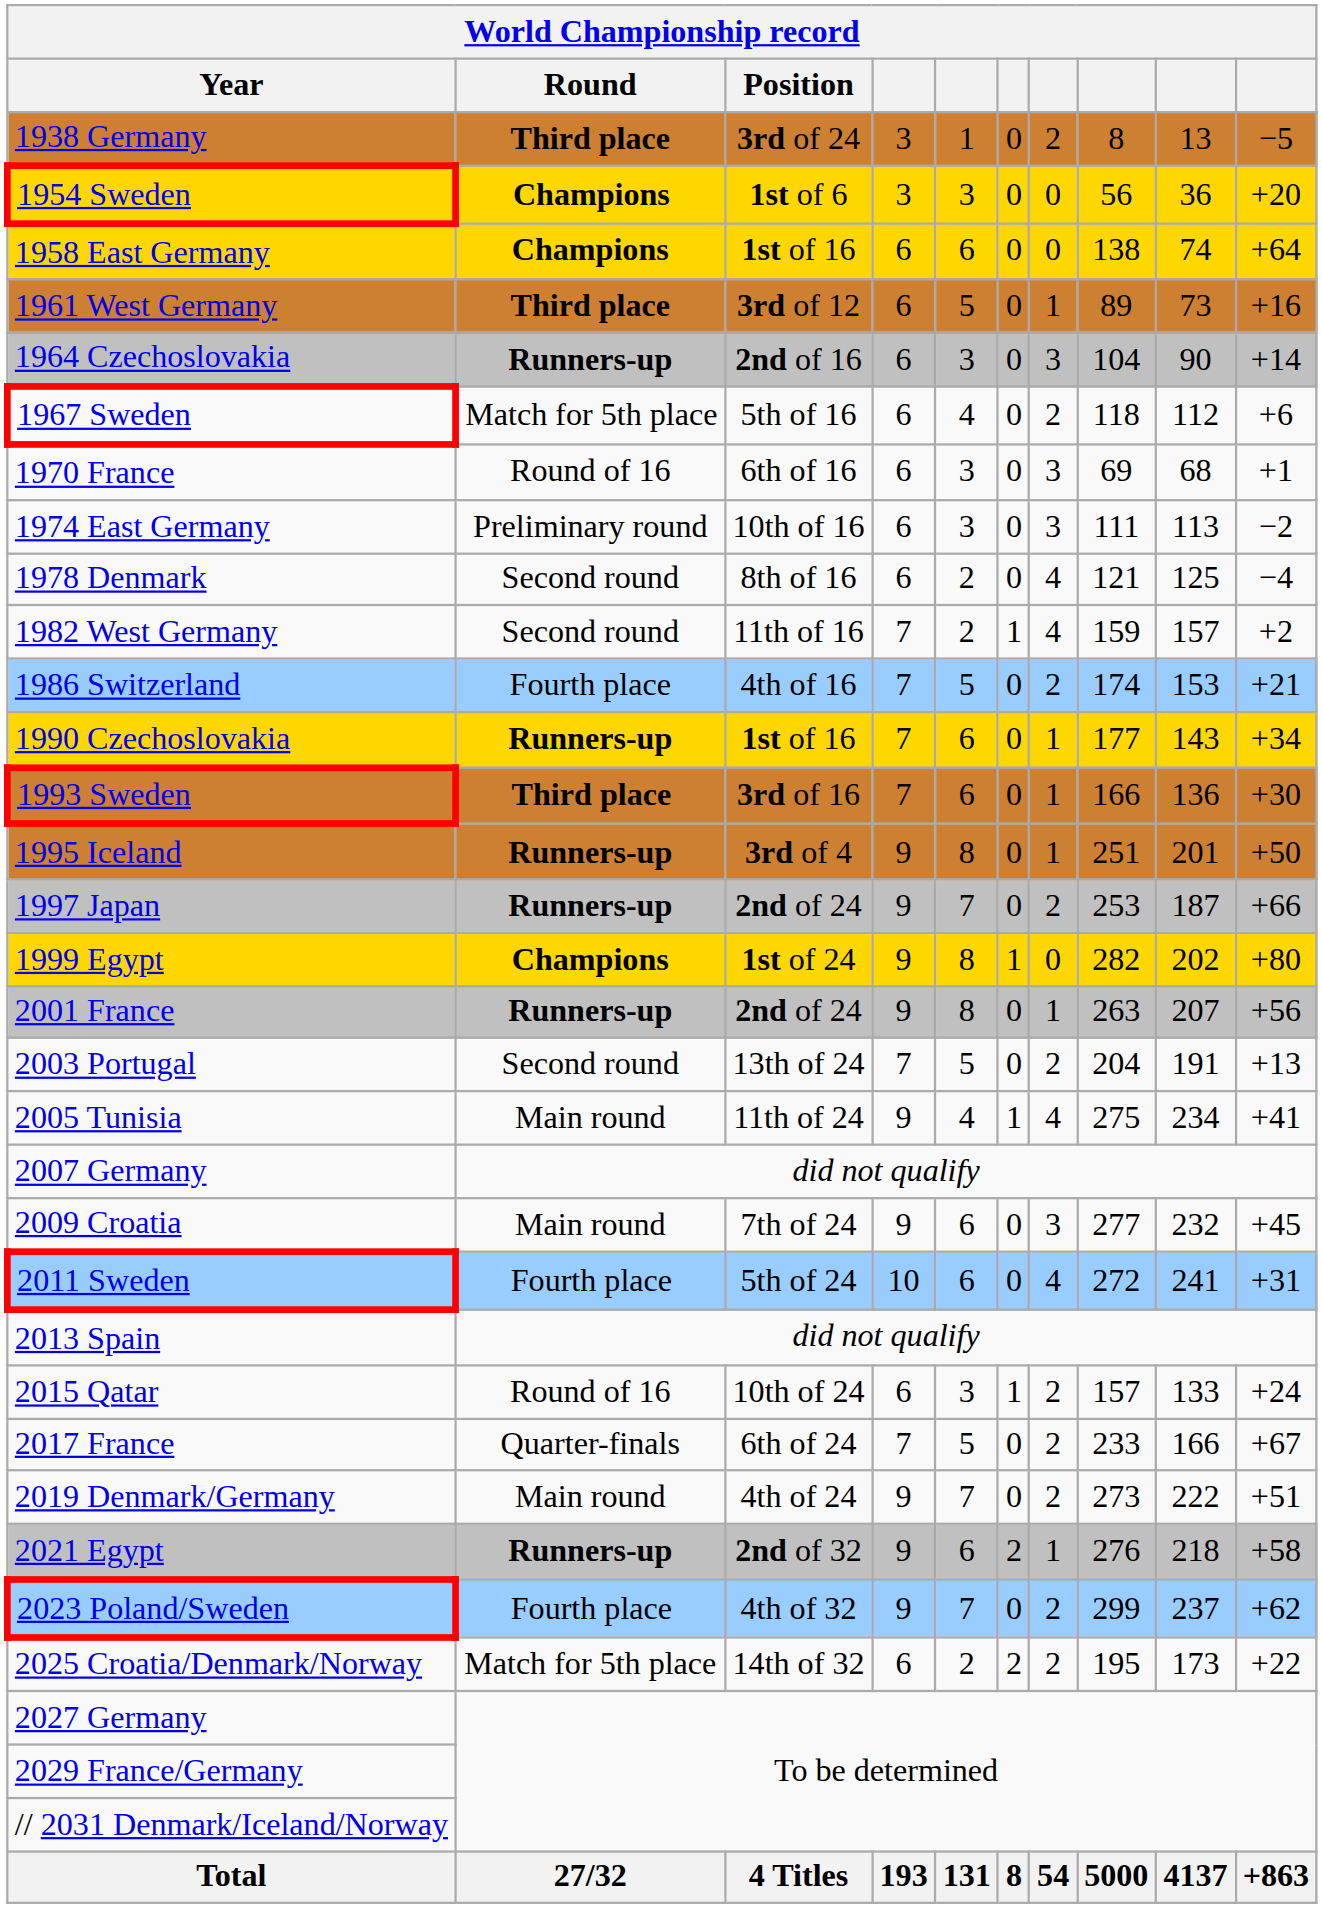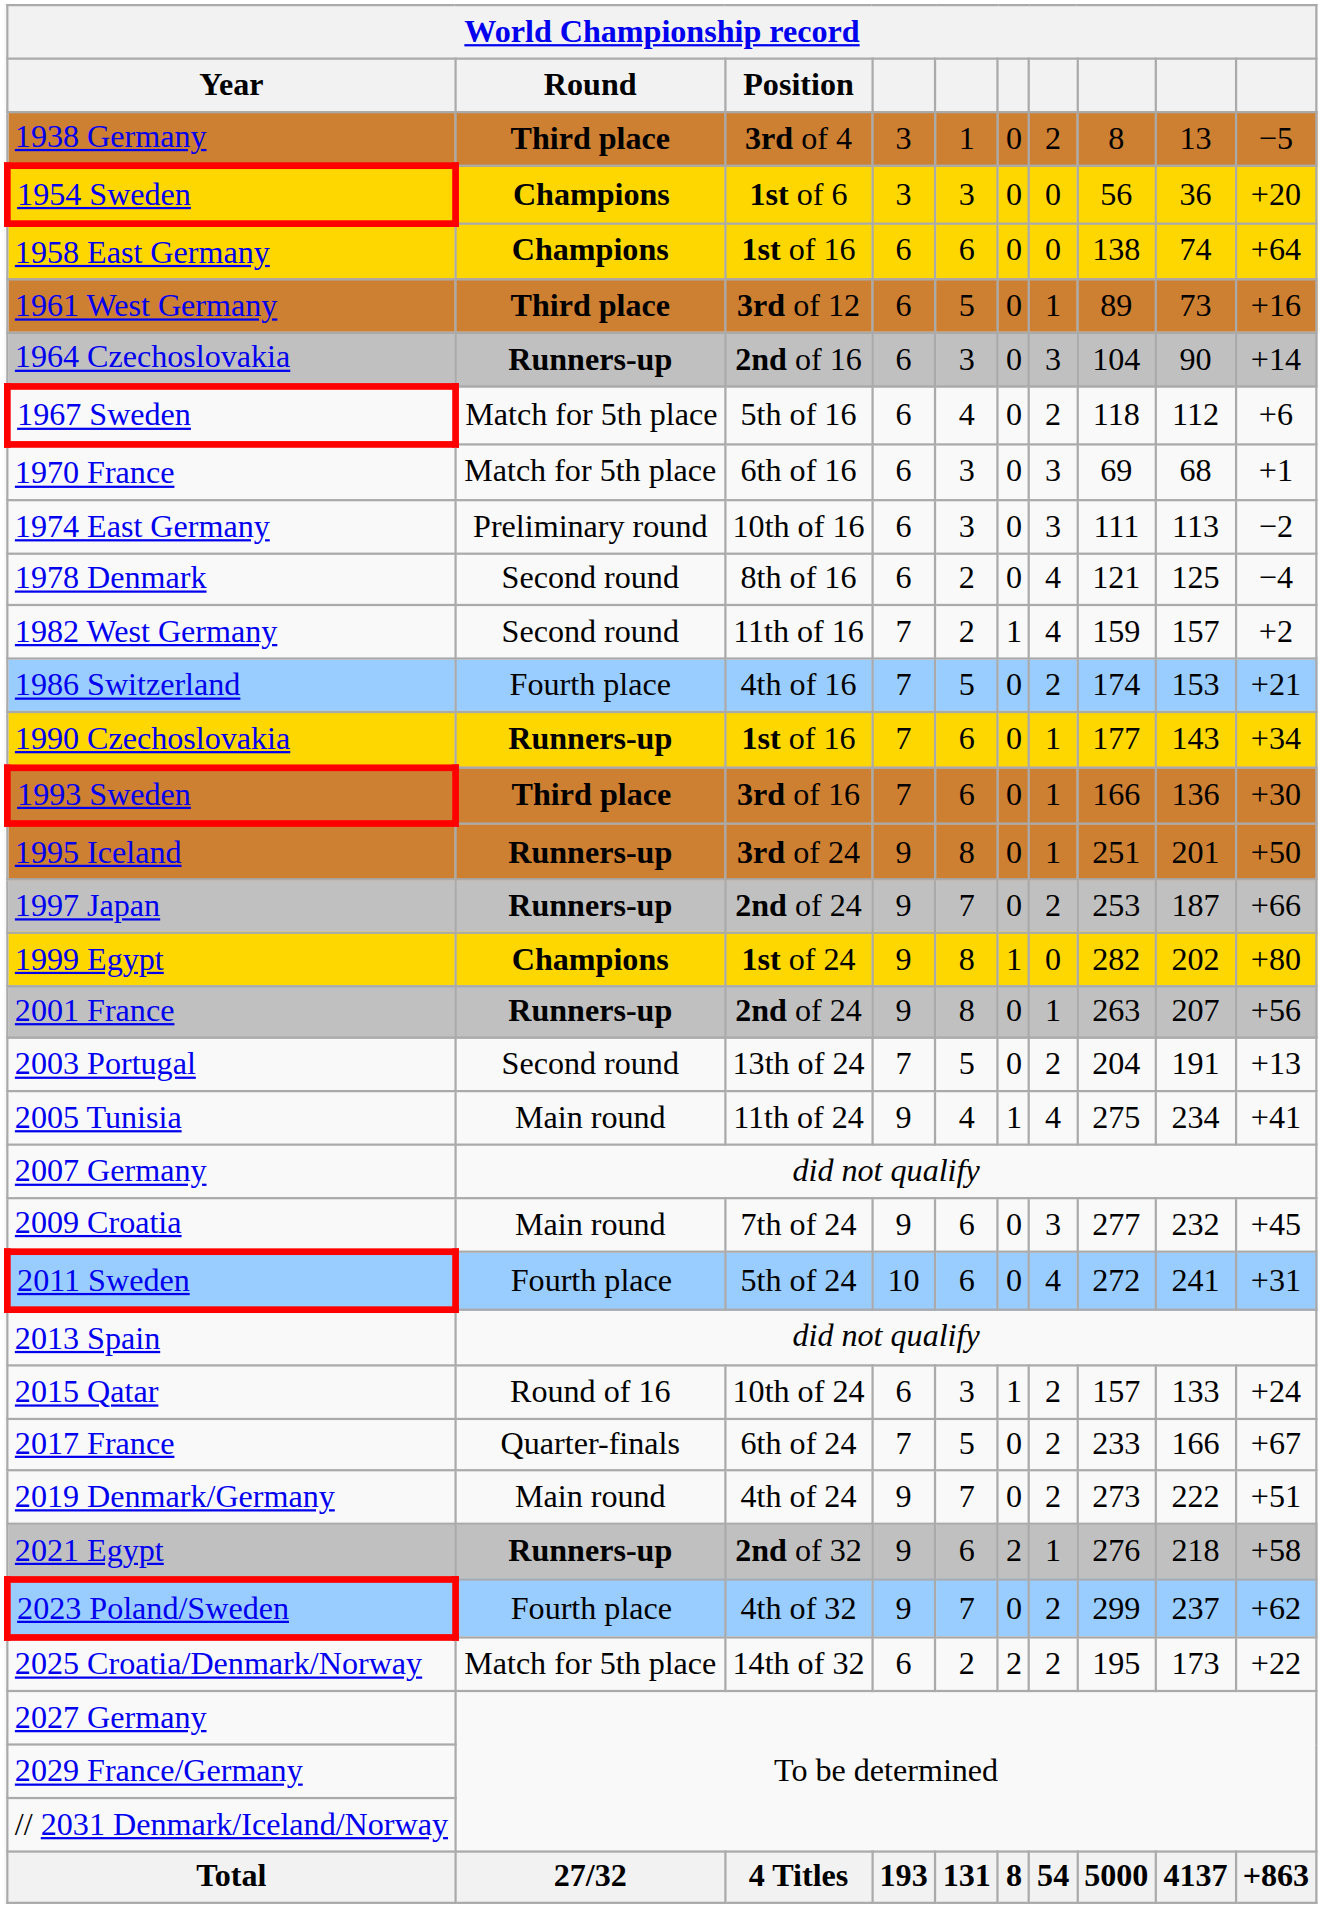(799, 138) 3rd of 24 -> (799, 138) 3rd of 4
(590, 471) Round of 16 -> (590, 471) Match for 5th place
(799, 851) 3rd of 4 -> (799, 851) 3rd of 24
